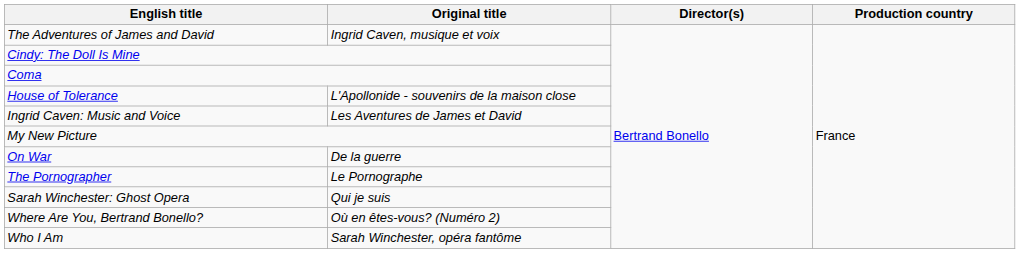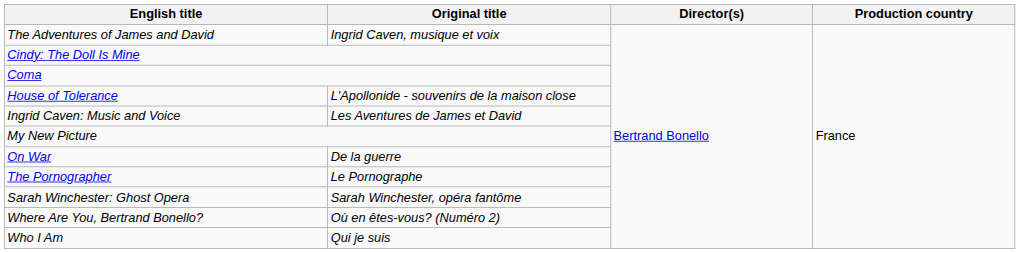(361, 197) Qui je suis -> (426, 197) Sarah Winchester, opéra fantôme
(426, 237) Sarah Winchester, opéra fantôme -> (361, 237) Qui je suis
